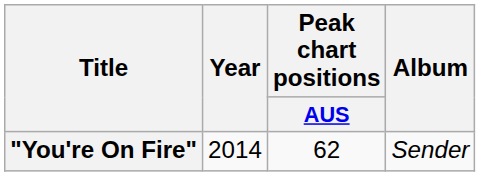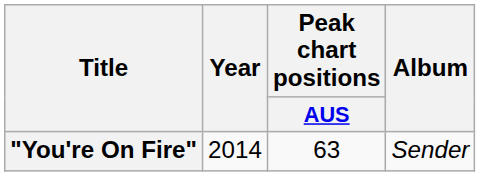(327, 150) 62 -> (327, 150) 63
